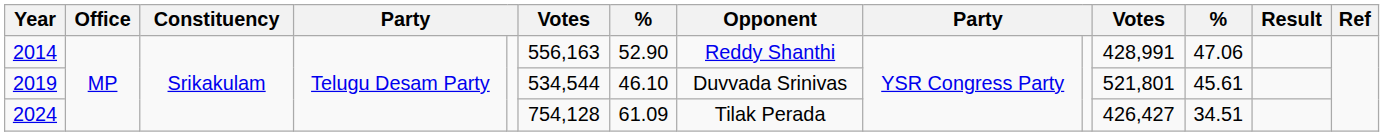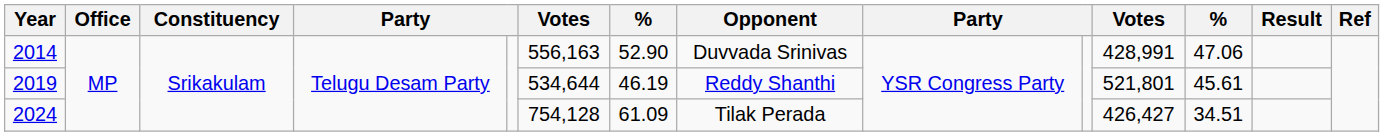(770, 51) Reddy Shanthi -> (770, 51) Duvvada Srinivas
(564, 83) 534,544 -> (564, 83) 534,644
(643, 83) 46.10 -> (643, 83) 46.19
(770, 83) Duvvada Srinivas -> (770, 83) Reddy Shanthi
